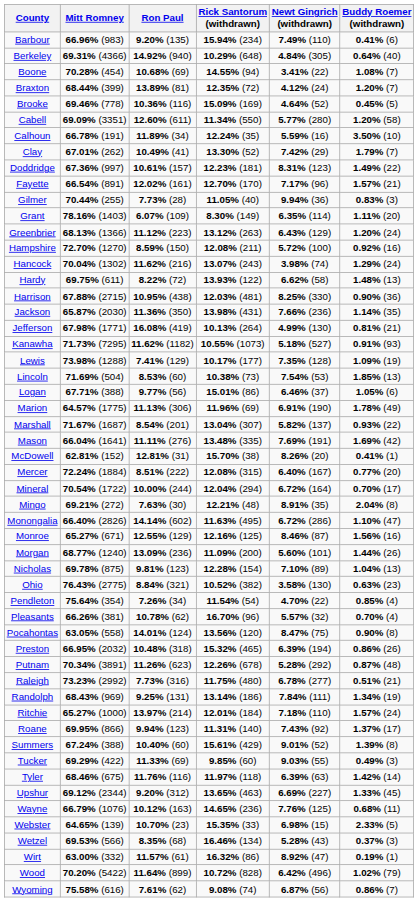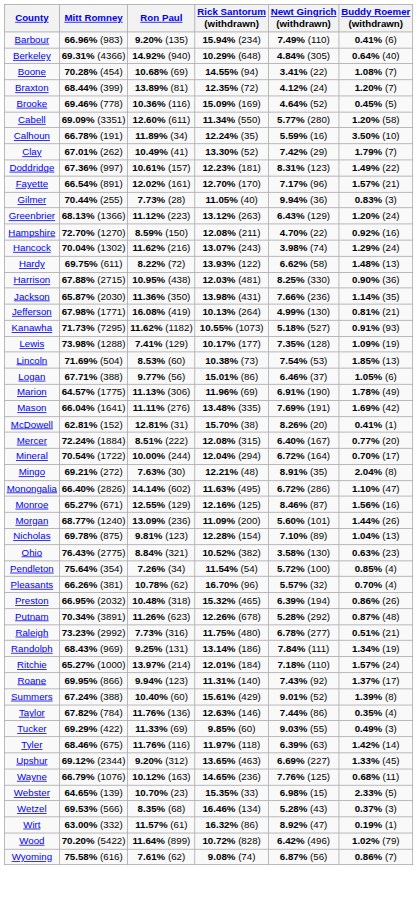- row: (32, 216)
(305, 248) 5.72% (100) -> (304, 232) 4.70% (22)
- row: (32, 424)
(305, 601) 4.70% (22) -> (304, 569) 5.72% (100)
- row: (32, 633)
+ row: (32, 713)
